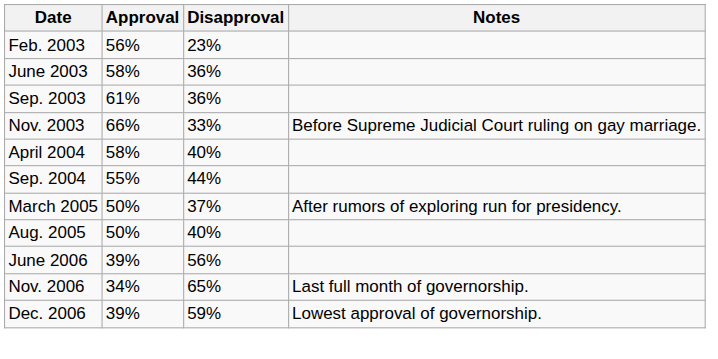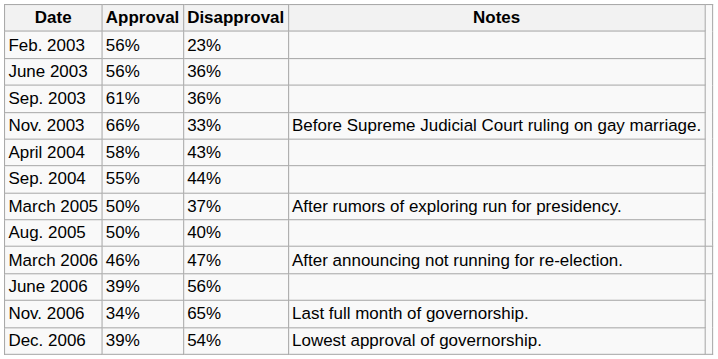(123, 71) 58% -> (123, 71) 56%
(204, 152) 40% -> (204, 152) 43%
+ row: (53, 260)
(204, 313) 59% -> (204, 340) 54%
